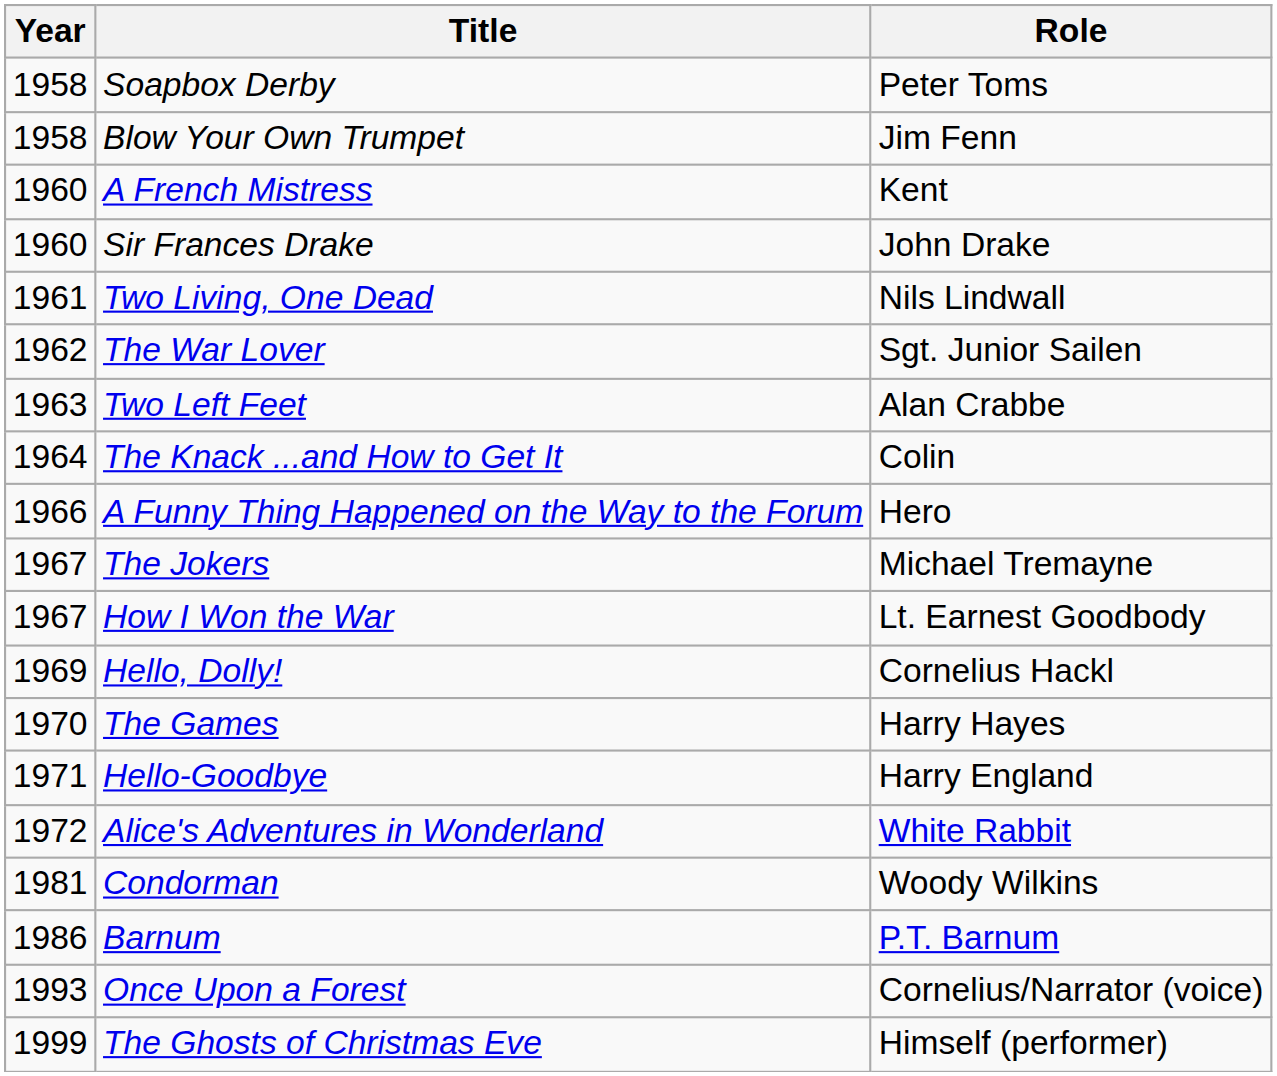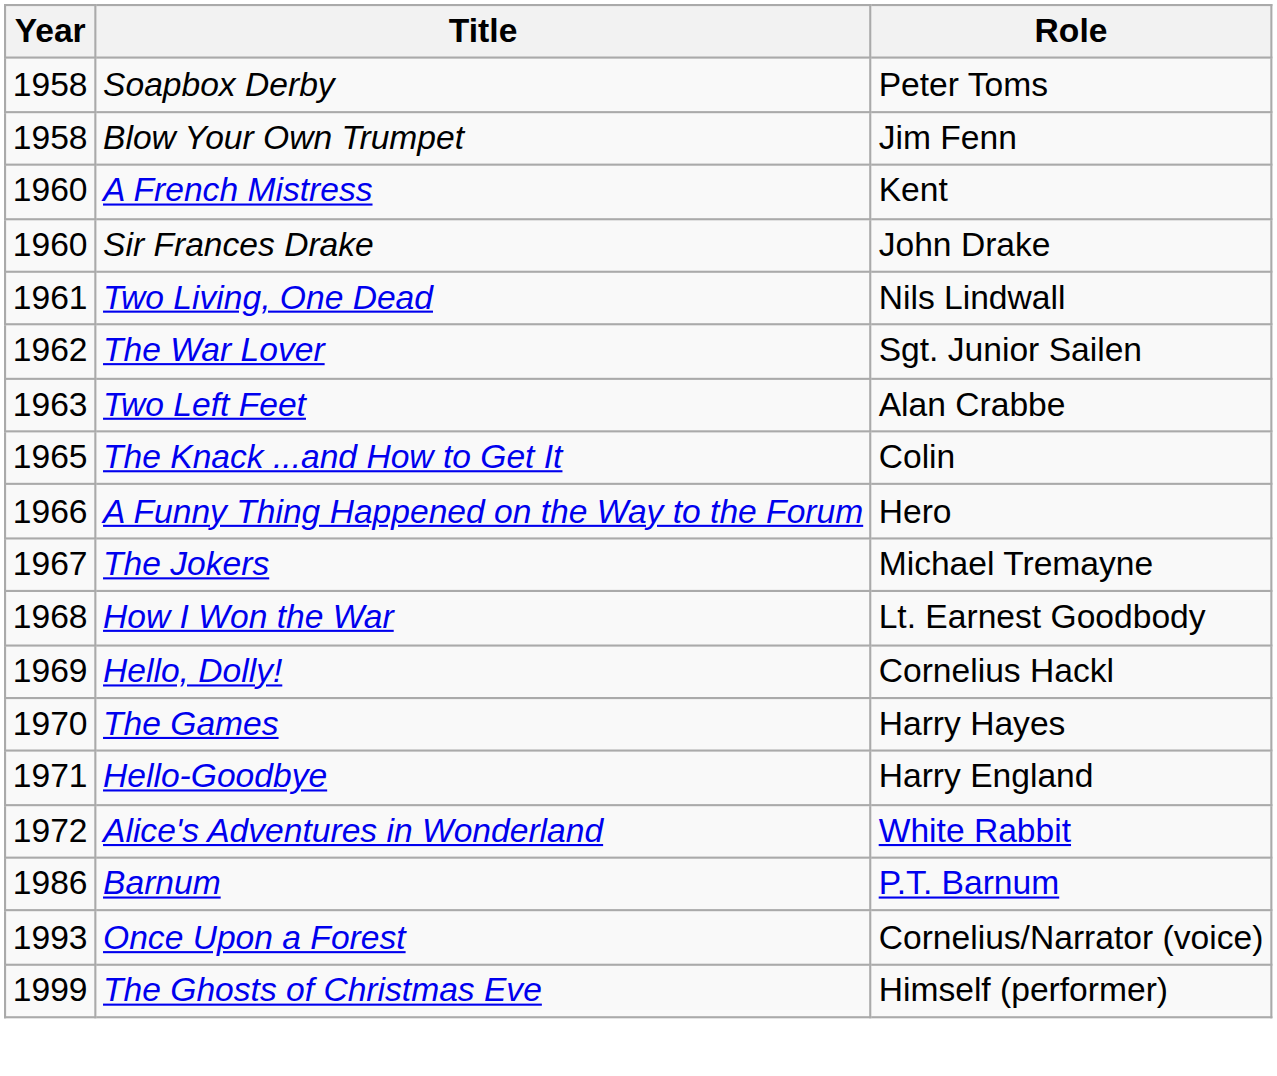(50, 457) 1964 -> (50, 457) 1965
(50, 617) 1967 -> (50, 617) 1968
- row: (191, 883)
